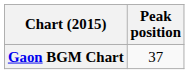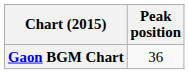(156, 56) 37 -> (156, 56) 36
